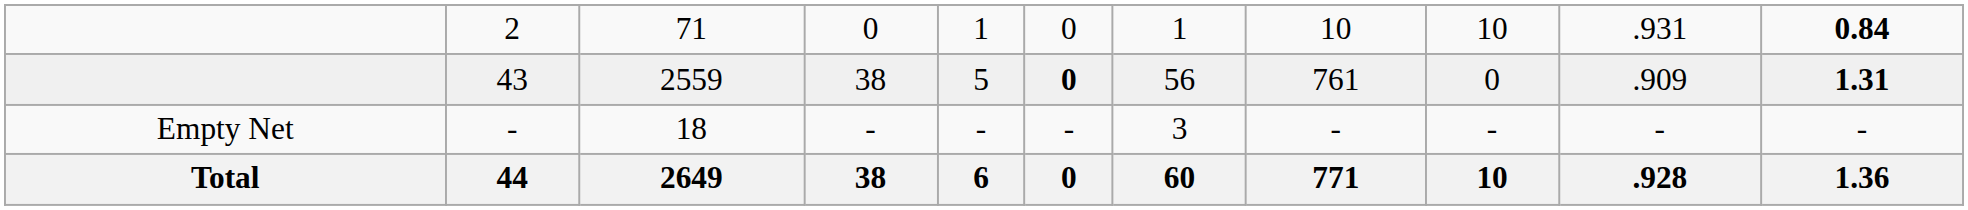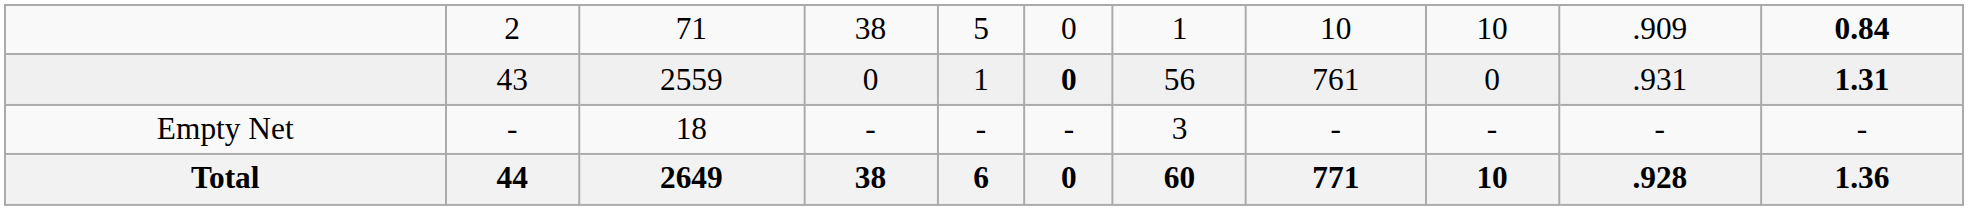(870, 29) 0 -> (870, 29) 38
(981, 29) 1 -> (981, 29) 5
(1660, 29) .931 -> (1660, 29) .909
(870, 79) 38 -> (870, 79) 0
(981, 79) 5 -> (981, 79) 1
(1660, 79) .909 -> (1660, 79) .931
